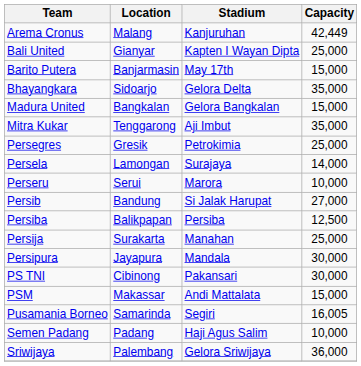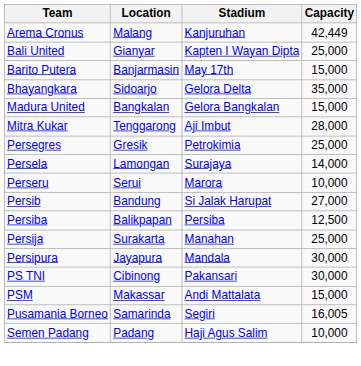(329, 126) 35,000 -> (329, 126) 28,000
- row: (31, 351)
